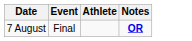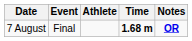+ column: (137, 12)
